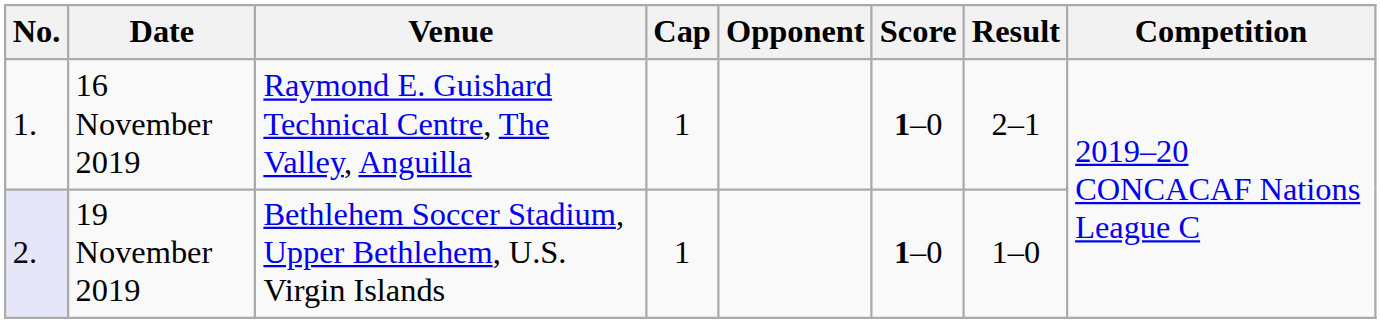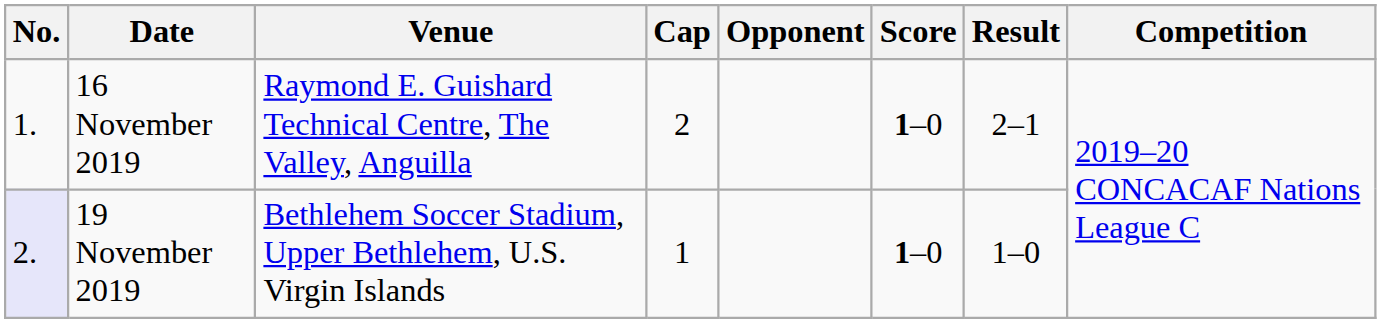(682, 123) 1 -> (682, 123) 2
